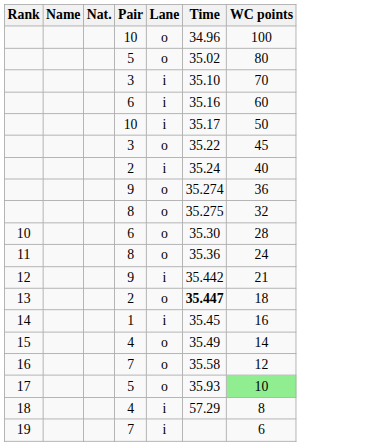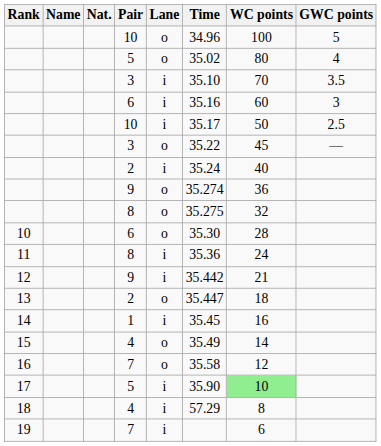+ column: (336, 15)
(164, 255) o -> (164, 255) i
(205, 299) bold -> (205, 299) normal
(164, 386) o -> (164, 386) i
(205, 386) 35.93 -> (205, 386) 35.90
